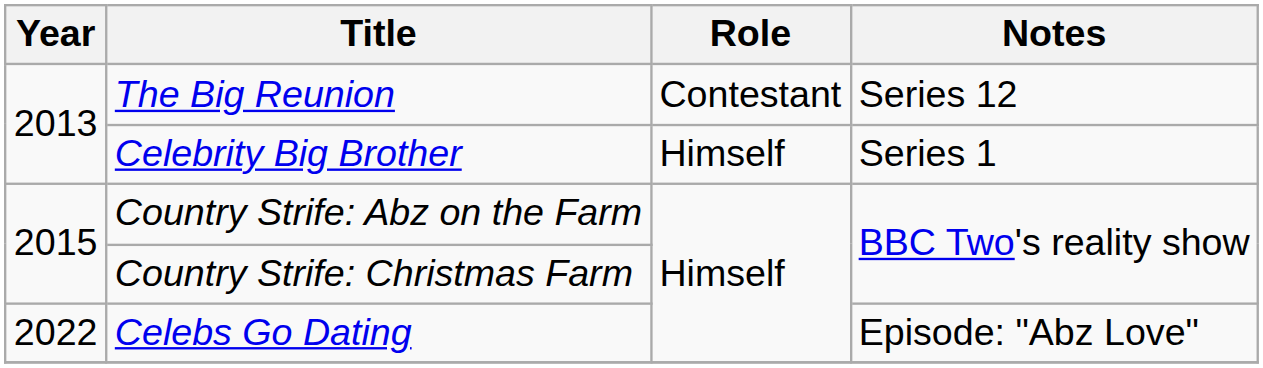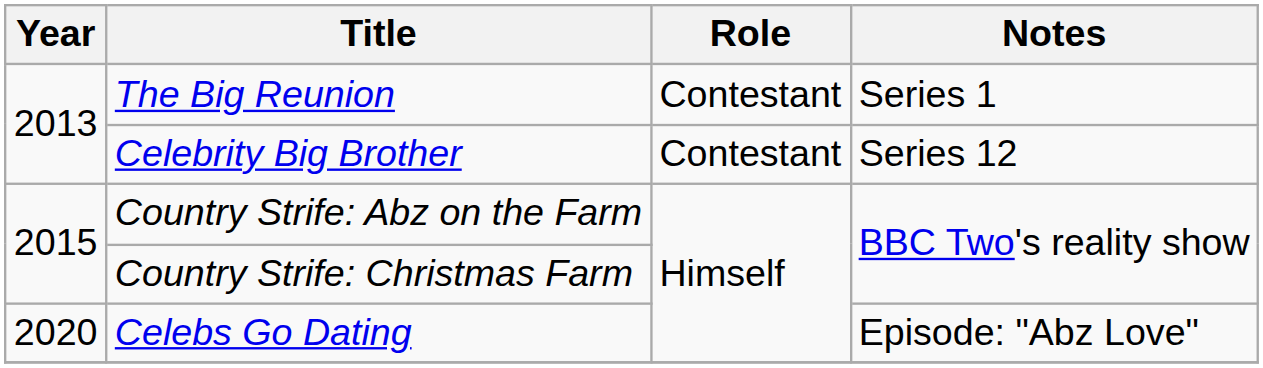(938, 93) Series 12 -> (928, 93) Series 1
(722, 153) Himself -> (750, 153) Contestant
(928, 153) Series 1 -> (938, 153) Series 12
(56, 332) 2022 -> (56, 332) 2020
